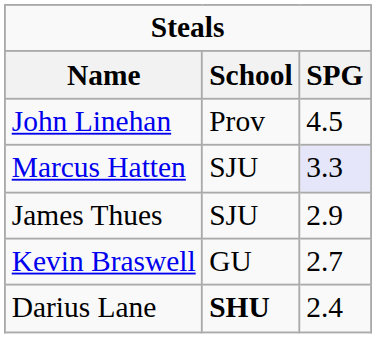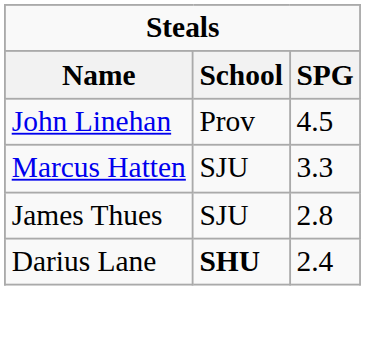(325, 167) lavender background -> (315, 167) no background
(325, 214) 2.9 -> (315, 214) 2.8
- row: (104, 261)
